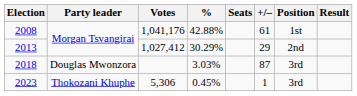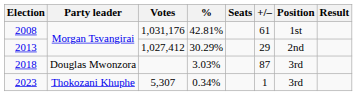(163, 30) 1,041,176 -> (163, 30) 1,031,176
(206, 30) 42.88% -> (206, 30) 42.81%
(163, 82) 5,306 -> (163, 82) 5,307
(206, 82) 0.45% -> (206, 82) 0.34%
